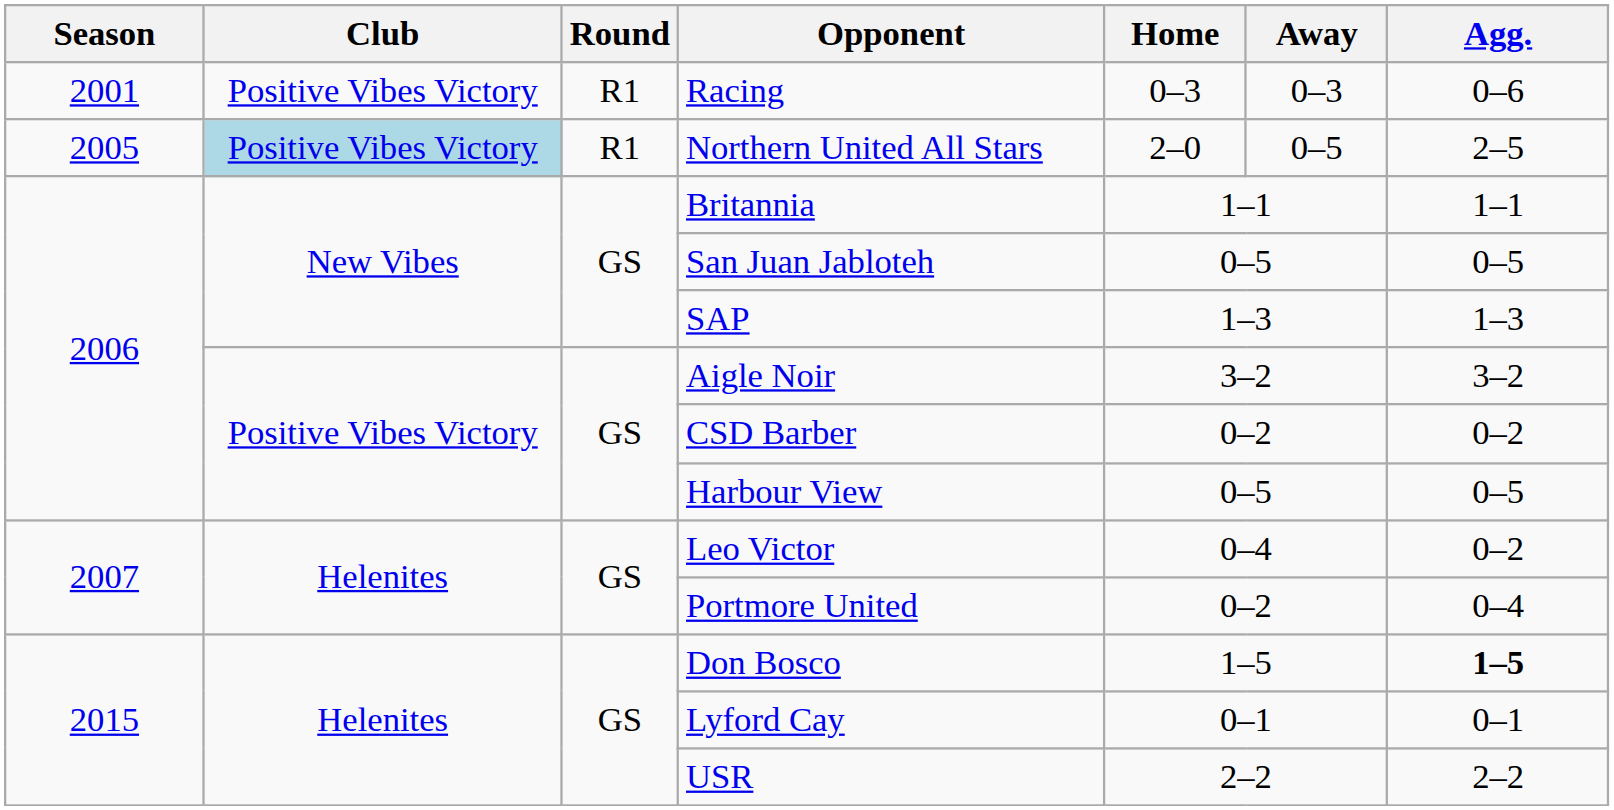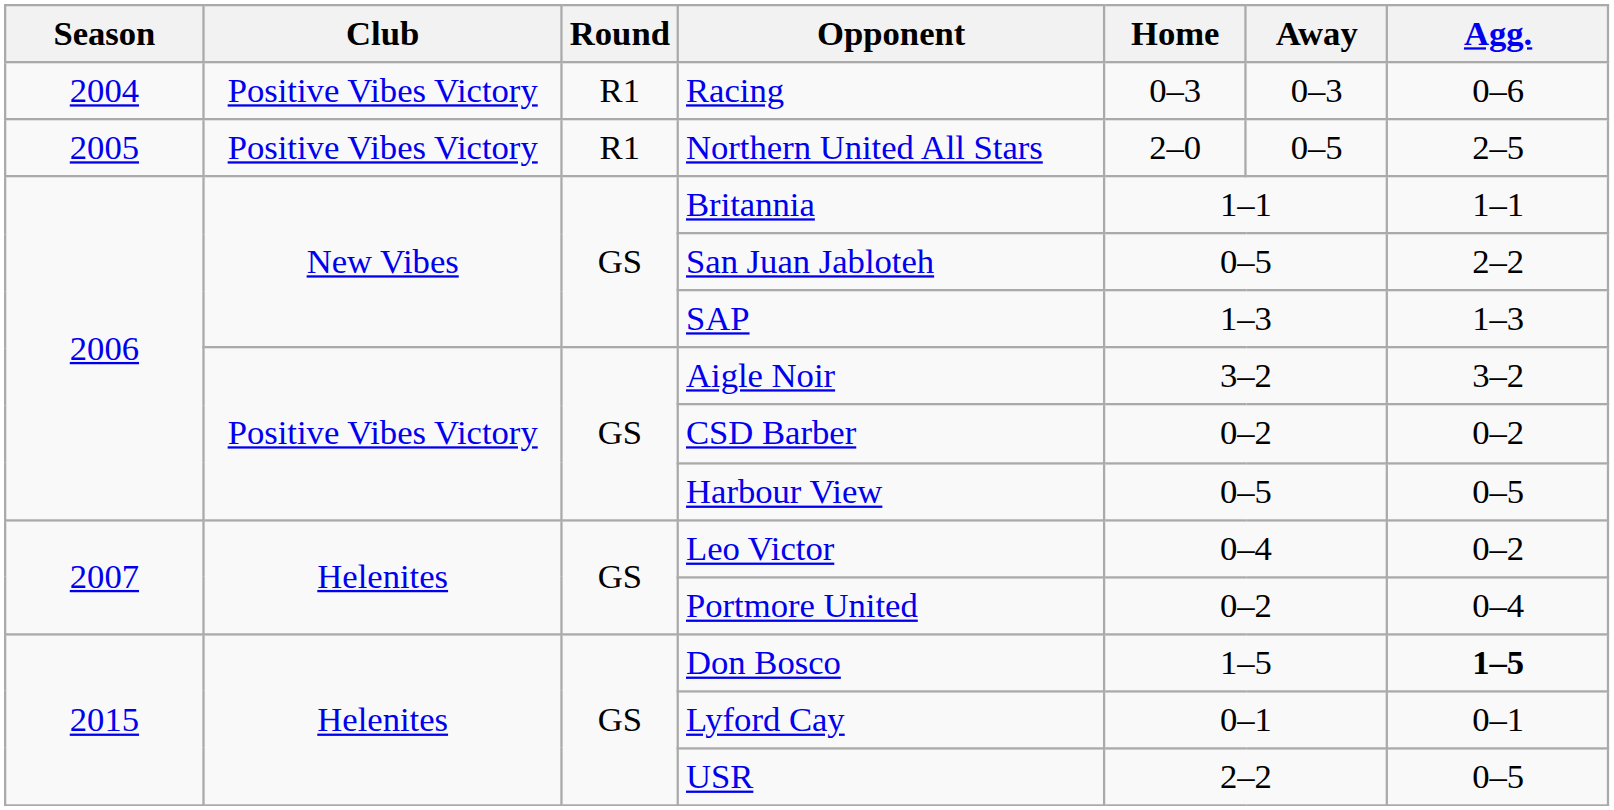(104, 90) 2001 -> (104, 90) 2004
(383, 147) lightblue background -> (383, 147) no background
(1498, 261) 0–5 -> (1498, 261) 2–2
(1498, 776) 2–2 -> (1498, 776) 0–5
